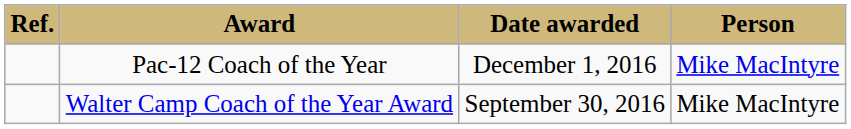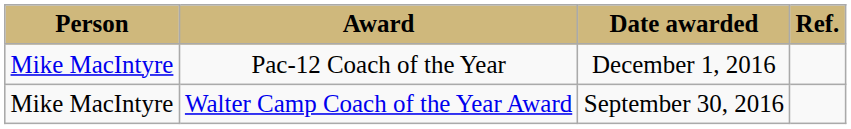columns swapped: (758, 24) <-> (32, 24)
